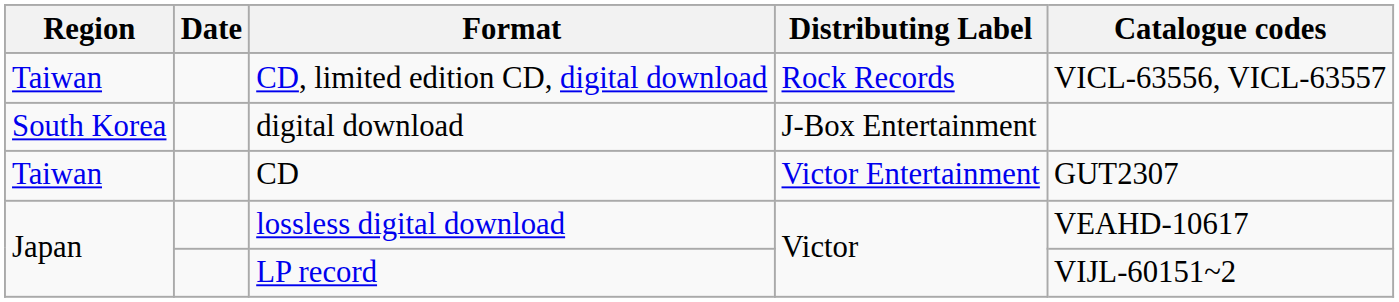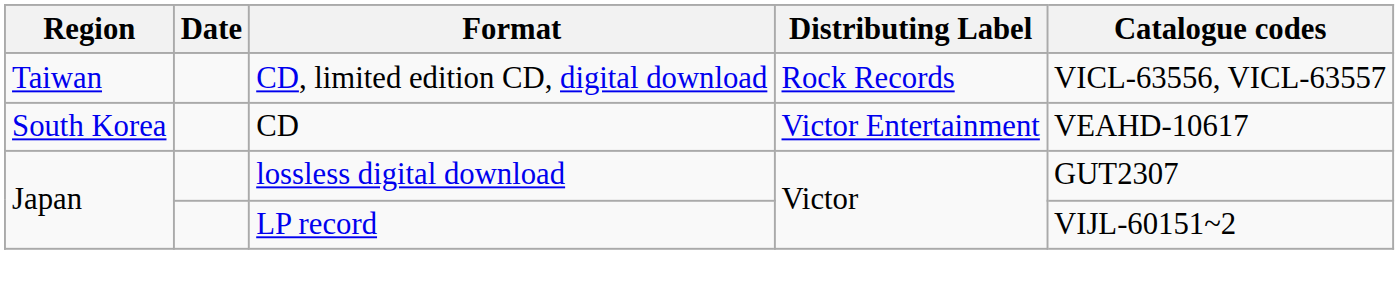- row: (360, 126)
(57, 175) Taiwan -> (89, 126) South Korea
(1116, 175) GUT2307 -> (1151, 126) VEAHD-10617
(1151, 223) VEAHD-10617 -> (1116, 175) GUT2307
